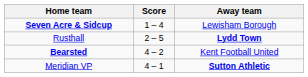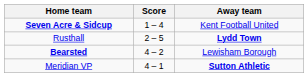(239, 25) Lewisham Borough -> (239, 25) Kent Football United
(239, 52) Kent Football United -> (239, 52) Lewisham Borough
